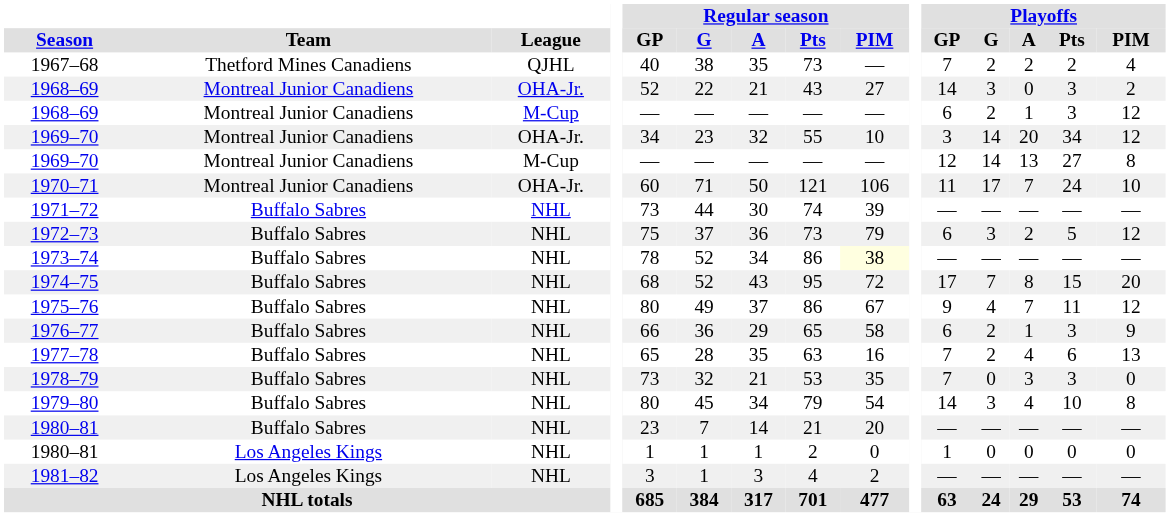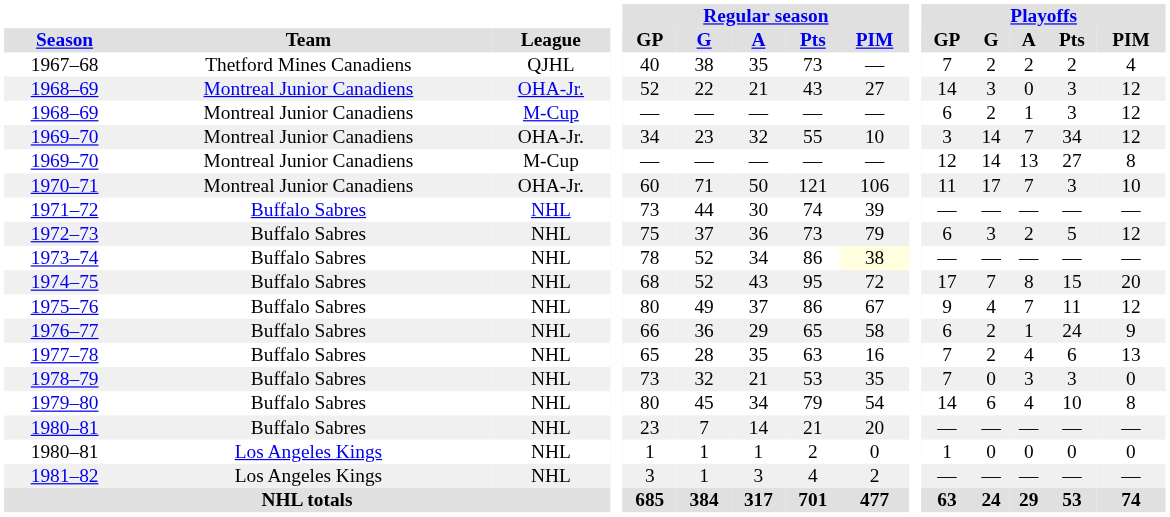(1131, 88) 2 -> (1131, 88) 12
(1029, 136) 20 -> (1029, 136) 7
(1072, 185) 24 -> (1072, 185) 3
(1072, 330) 3 -> (1072, 330) 24
(991, 403) 3 -> (991, 403) 6
